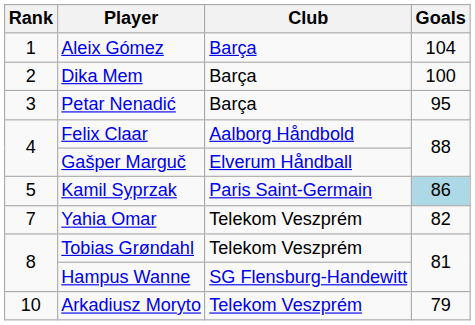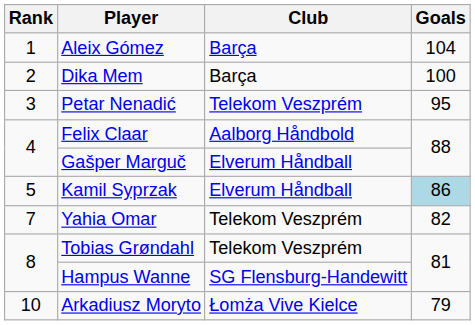(233, 104) Barça -> (286, 104) Telekom Veszprém
(291, 190) Paris Saint-Germain -> (281, 190) Elverum Håndball
(286, 305) Telekom Veszprém -> (283, 305) Łomża Vive Kielce
